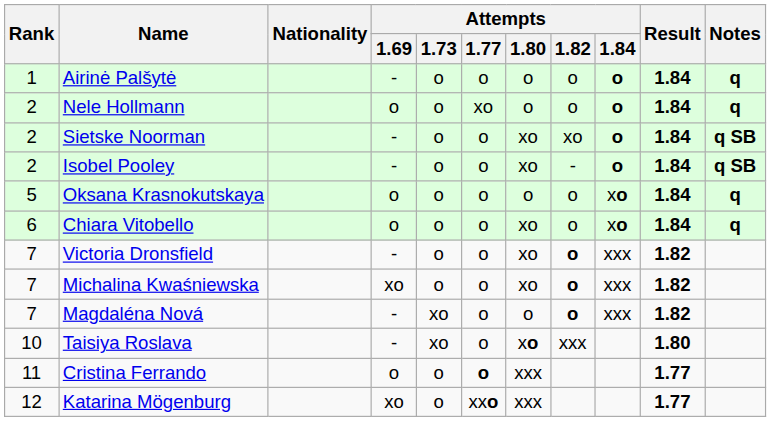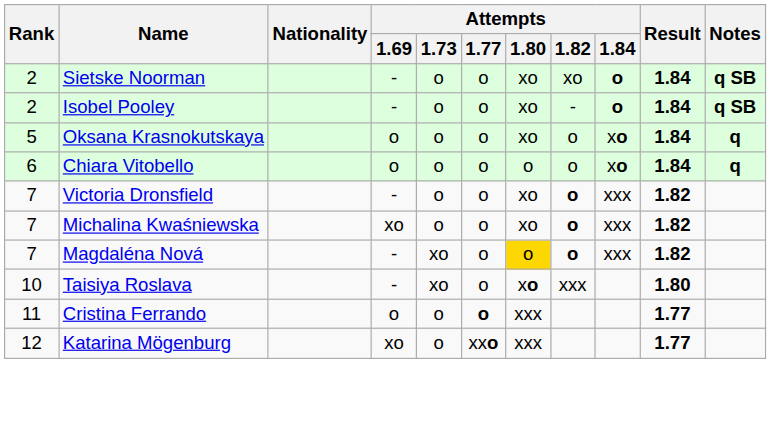- row: (120, 78)
- row: (124, 107)
(528, 195) o -> (528, 136) xo
(528, 225) xo -> (528, 166) o
(528, 313) no background -> (528, 254) gold background
